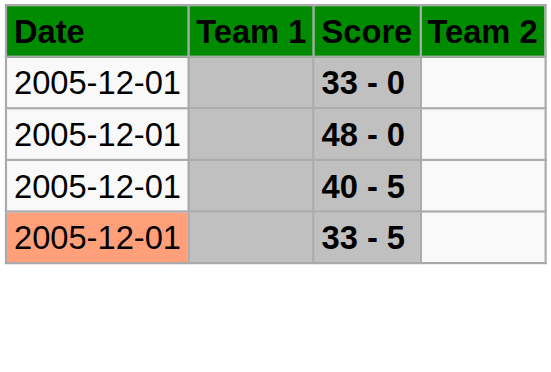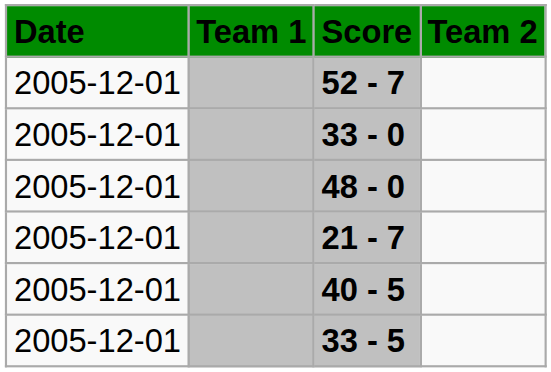+ row: (363, 83)
+ row: (363, 238)
(98, 238) lightsalmon background -> (98, 341) no background
